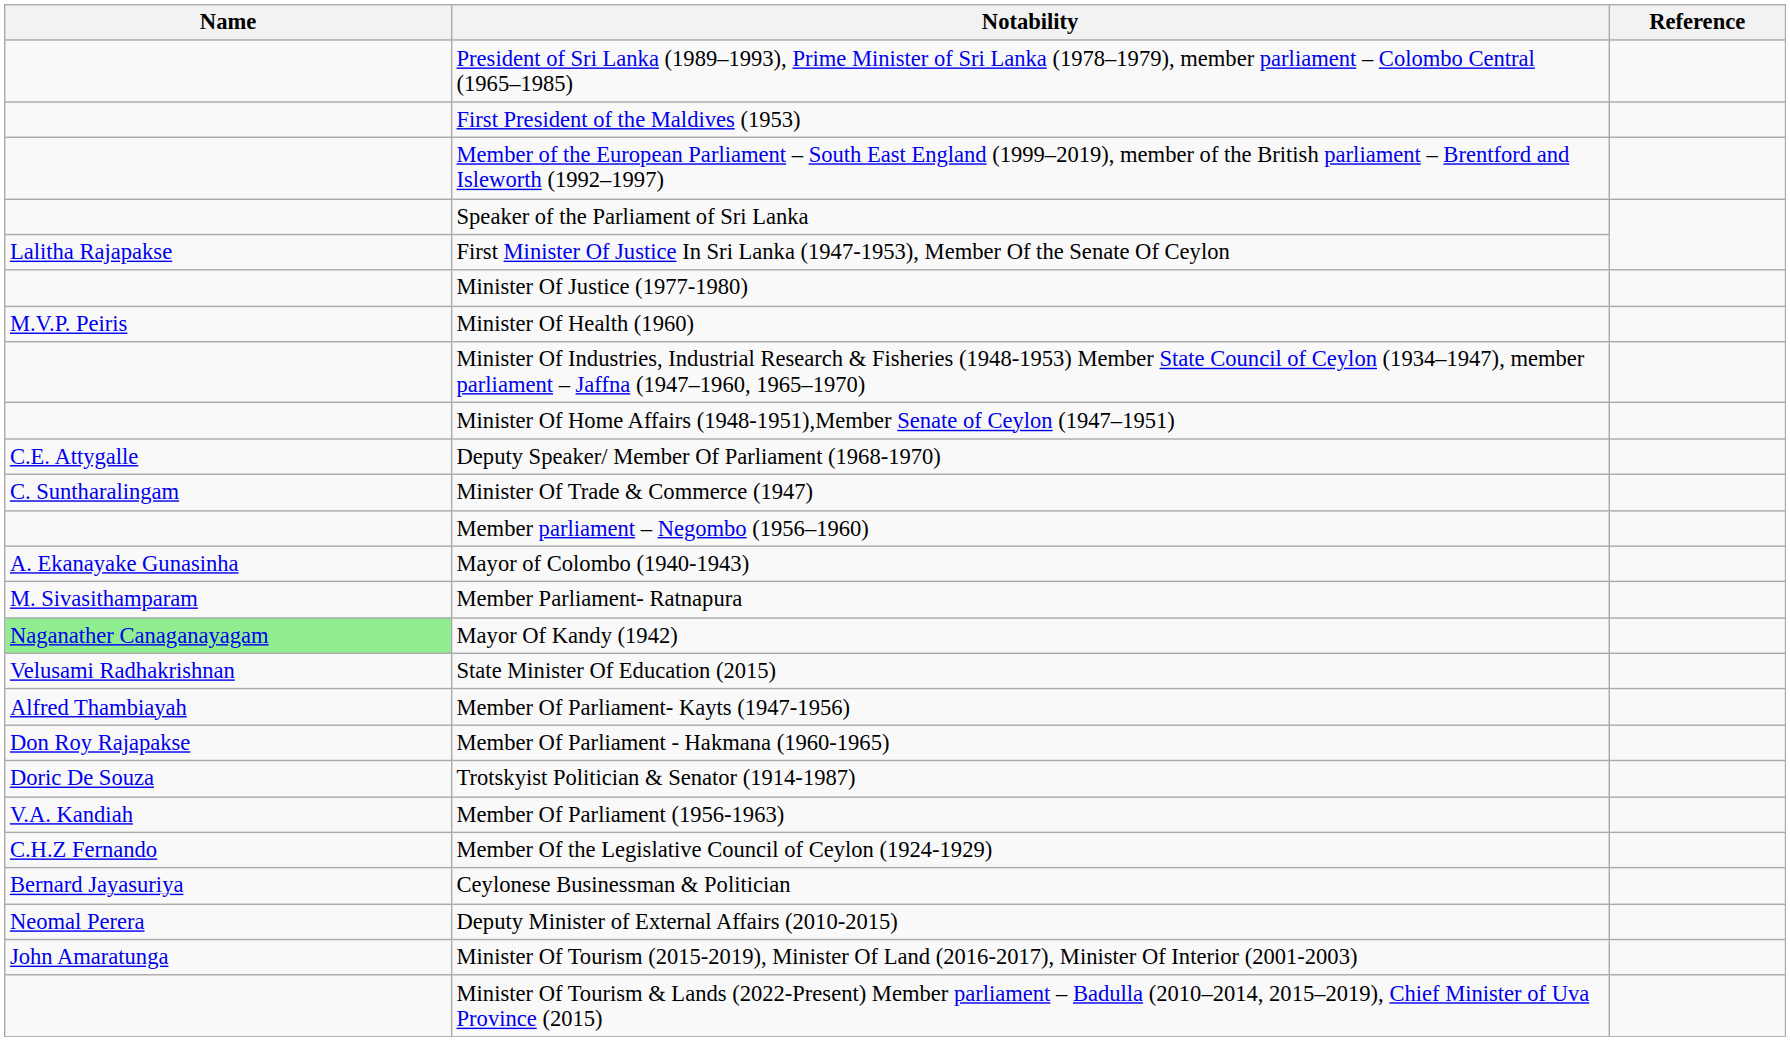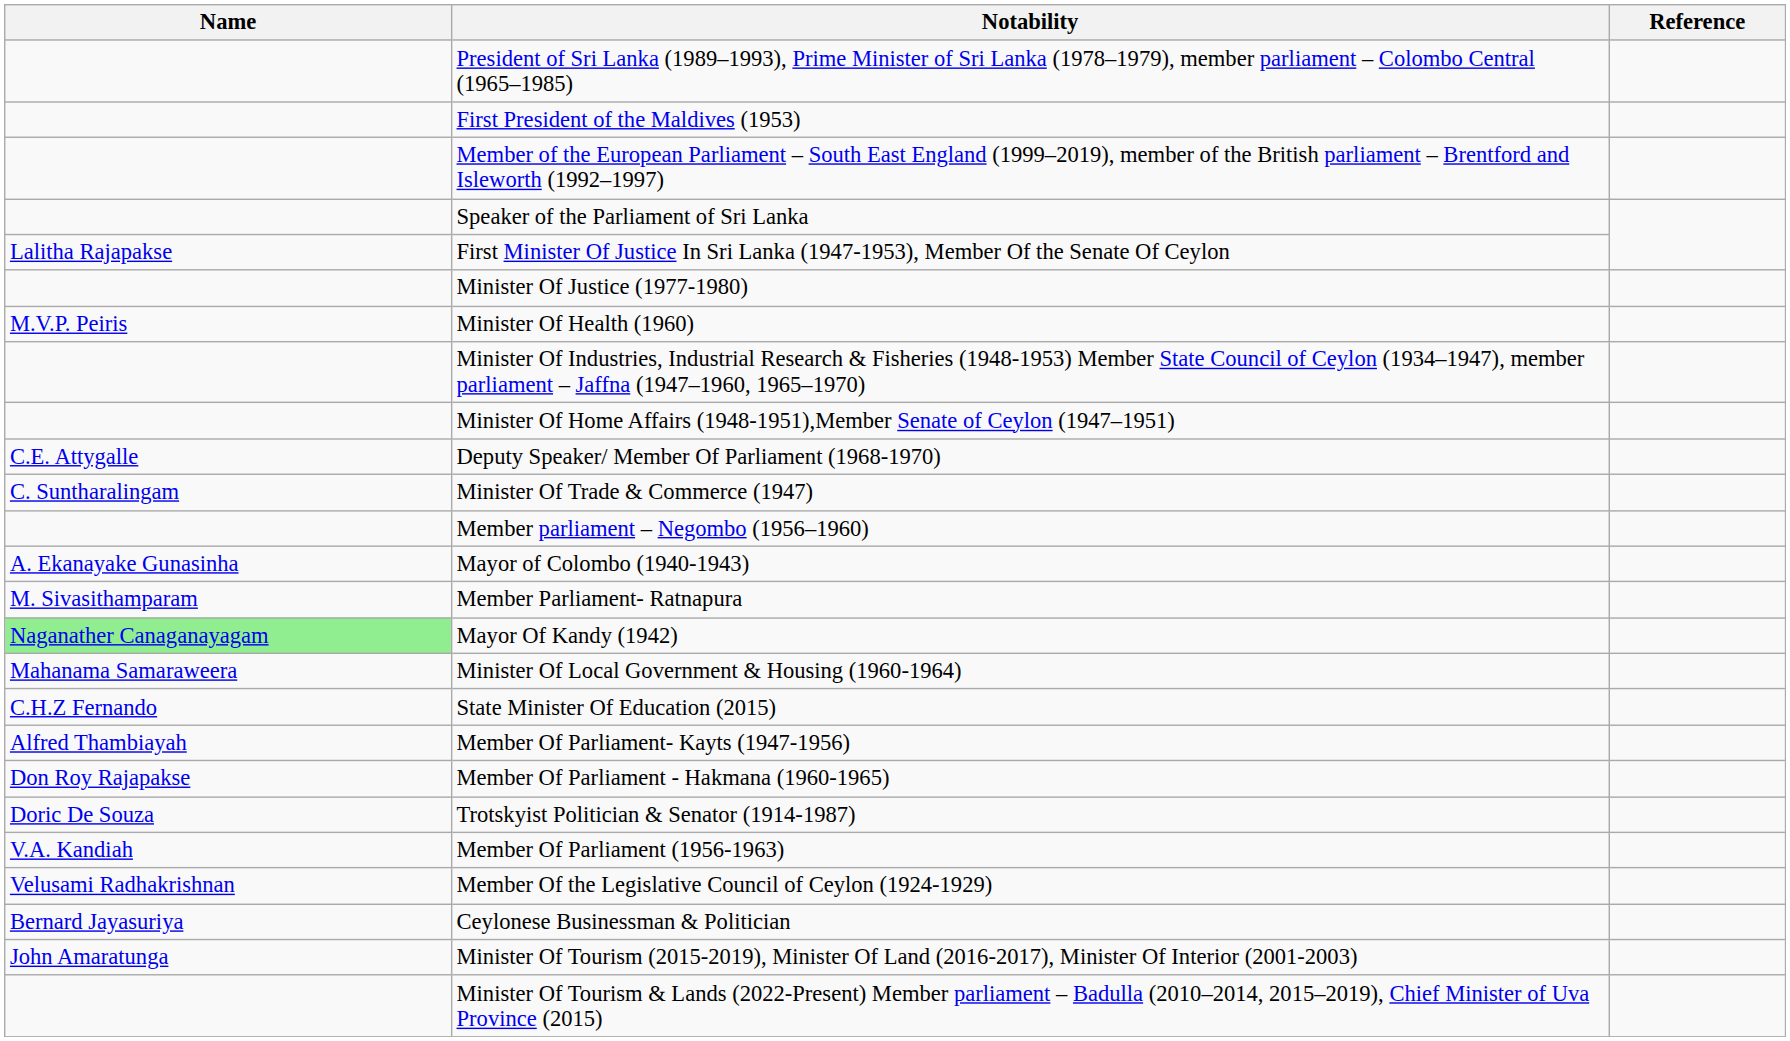+ row: (709, 670)
(122, 670) Velusami Radhakrishnan -> (84, 706) C.H.Z Fernando
(84, 849) C.H.Z Fernando -> (122, 885) Velusami Radhakrishnan
- row: (677, 921)
